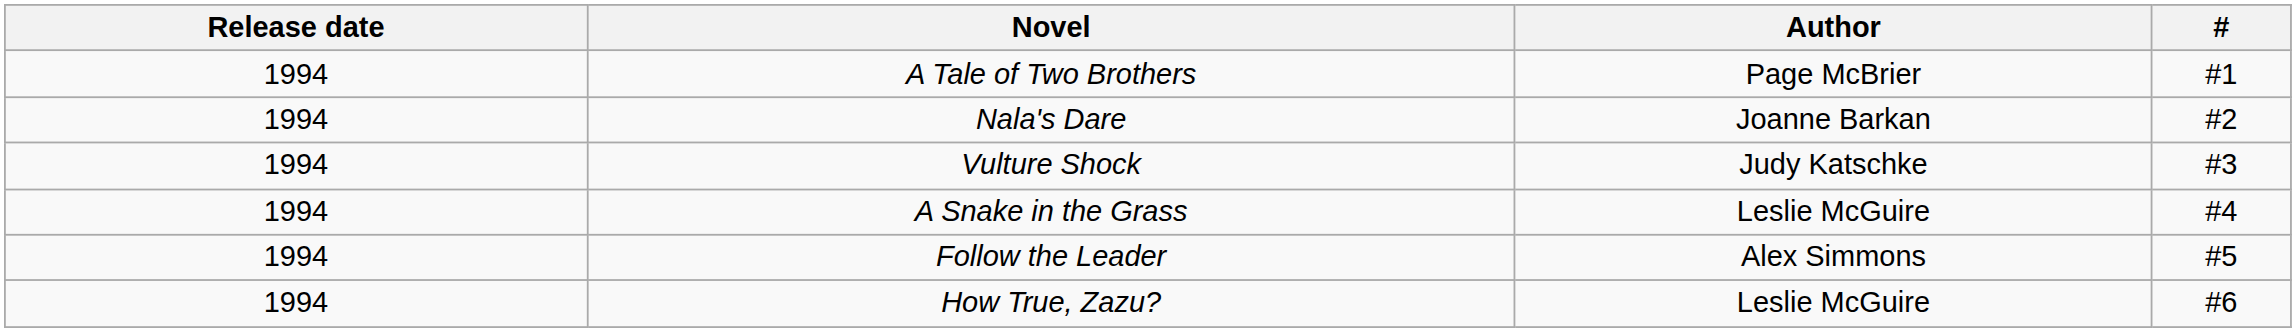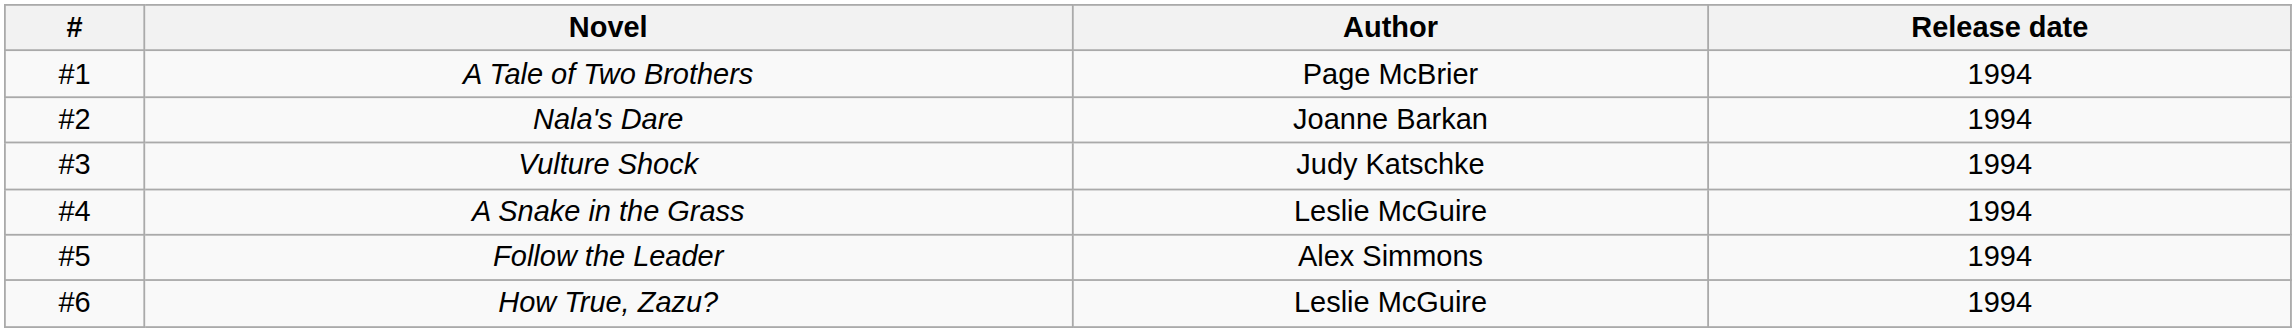columns swapped: (2221, 27) <-> (296, 27)
